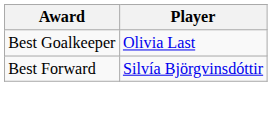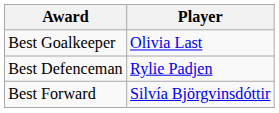+ row: (65, 68)
